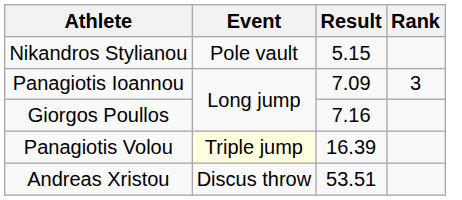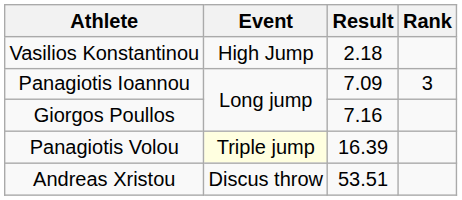+ row: (104, 53)
- row: (98, 53)
